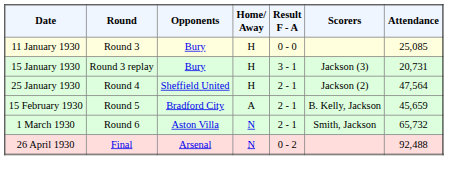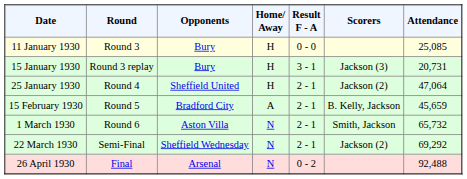(413, 86) 47,564 -> (433, 86) 47,064
+ row: (46, 144)
